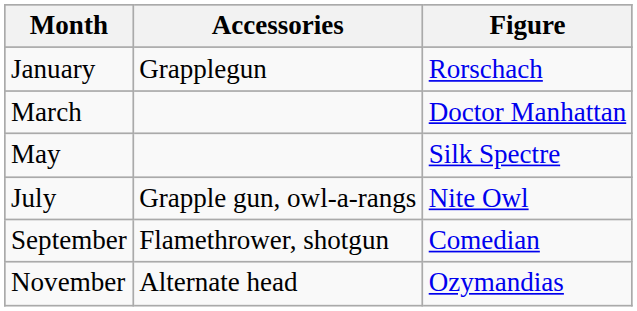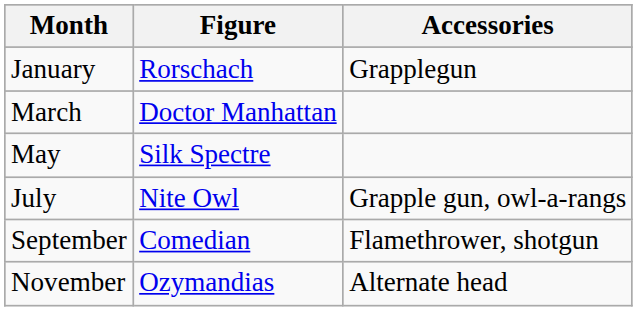columns swapped: (527, 25) <-> (278, 25)
